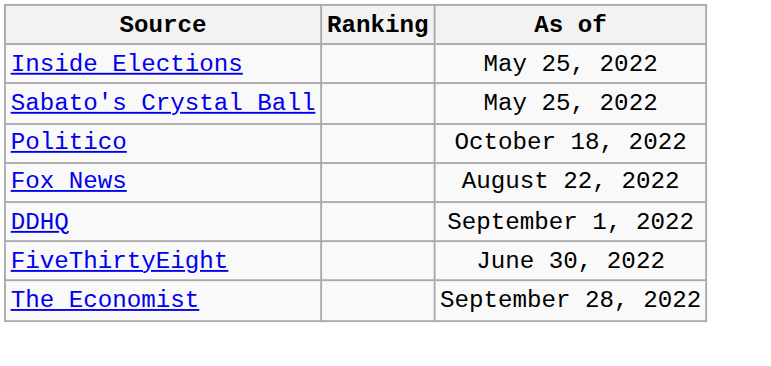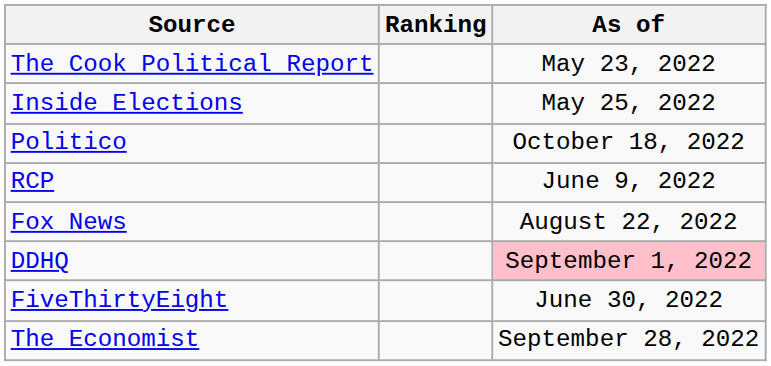+ row: (192, 64)
- row: (163, 103)
+ row: (32, 182)
(571, 222) no background -> (629, 261) pink background
